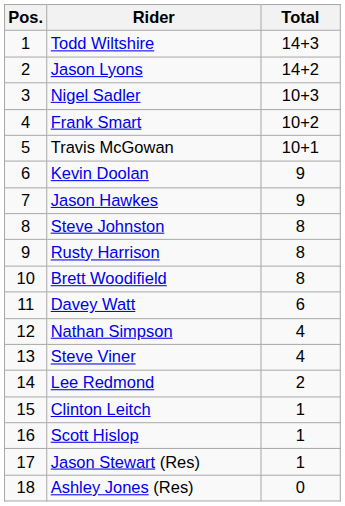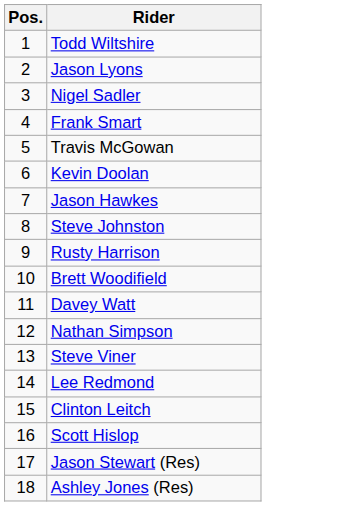- column: (300, 17)
